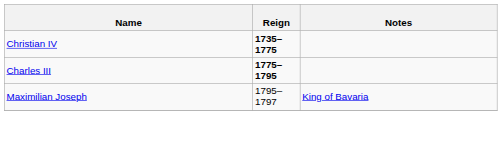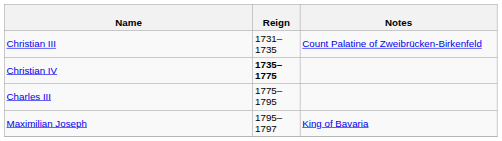+ row: (31, 44)
(269, 70) bold -> (269, 97) normal
